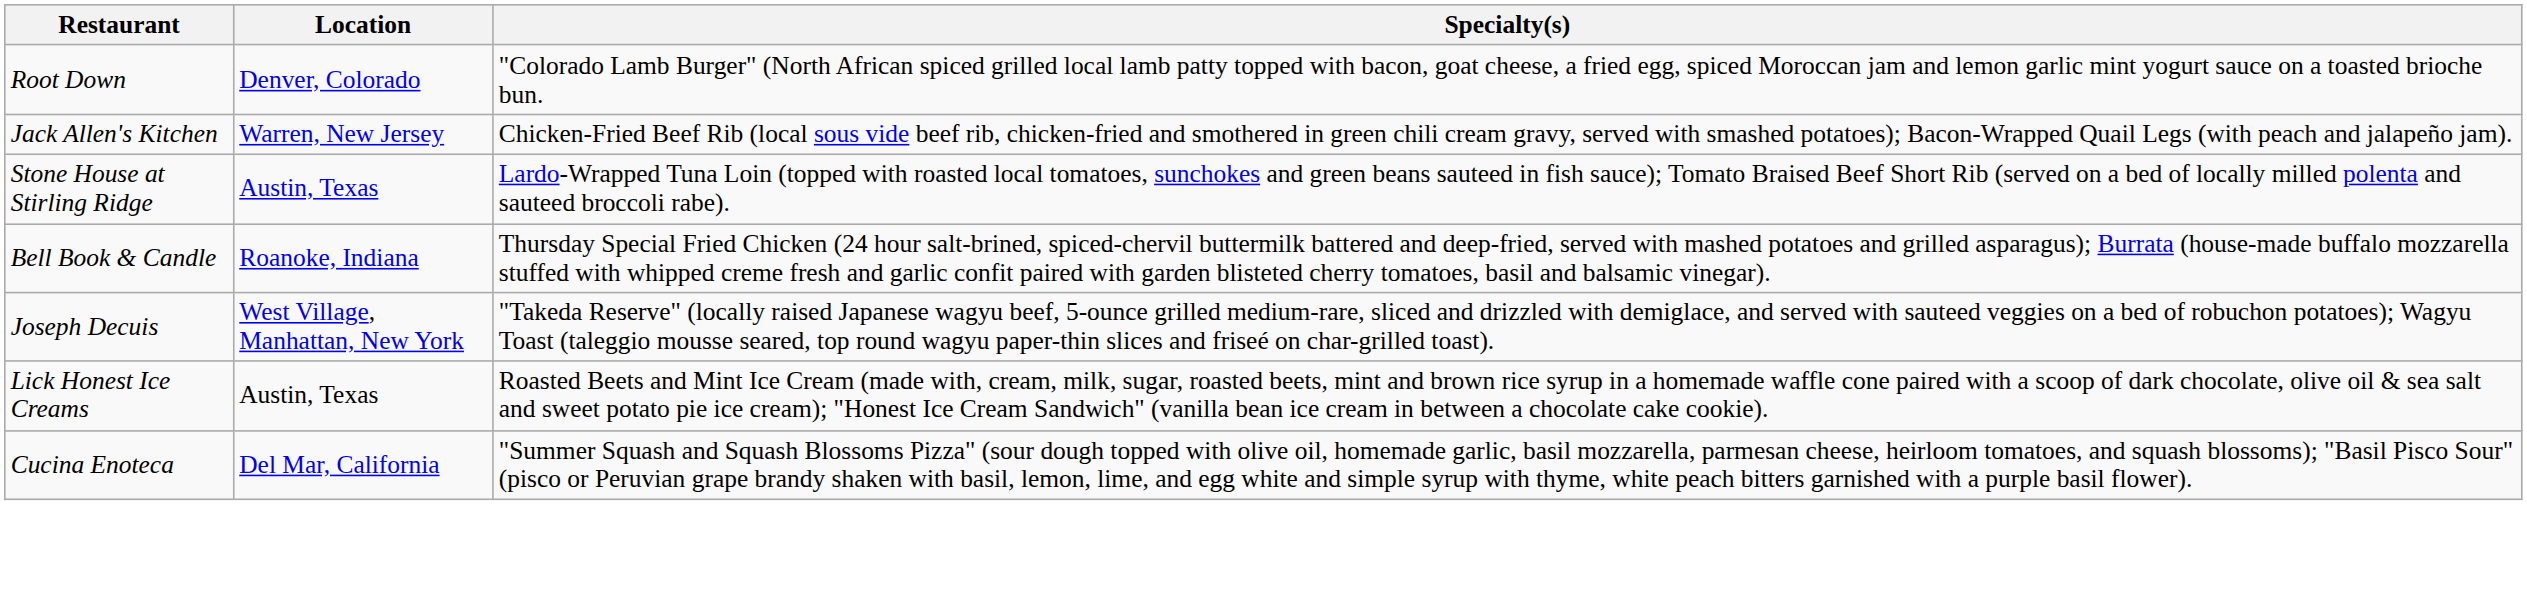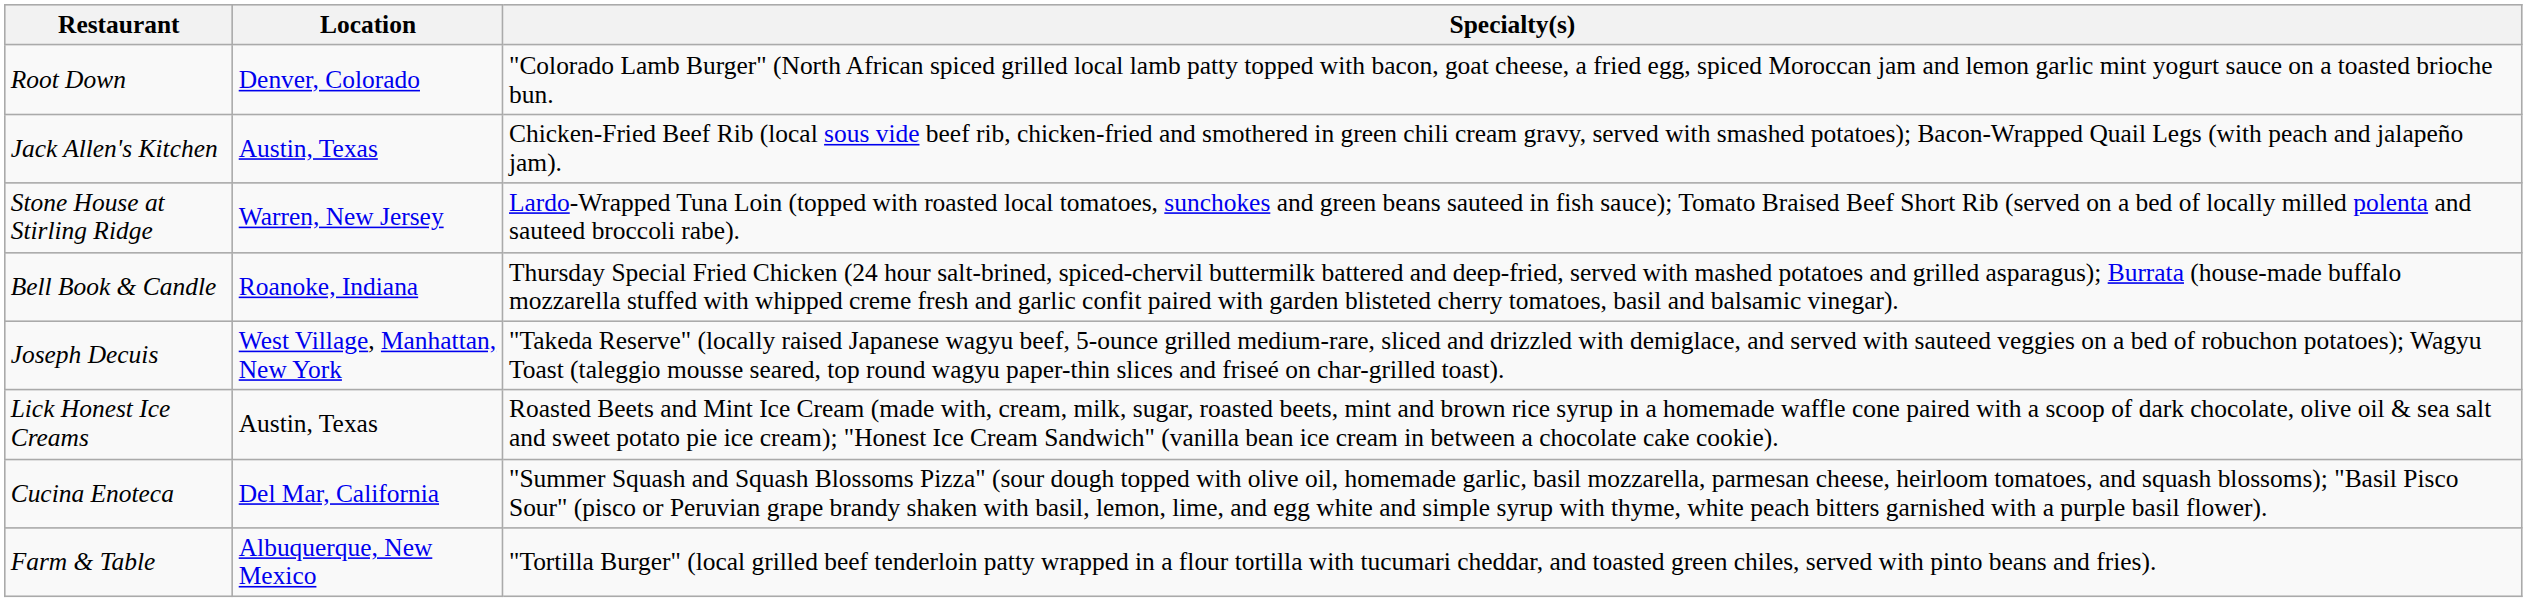(342, 133) Warren, New Jersey -> (308, 148) Austin, Texas
(309, 188) Austin, Texas -> (341, 217) Warren, New Jersey
+ row: (83, 562)
